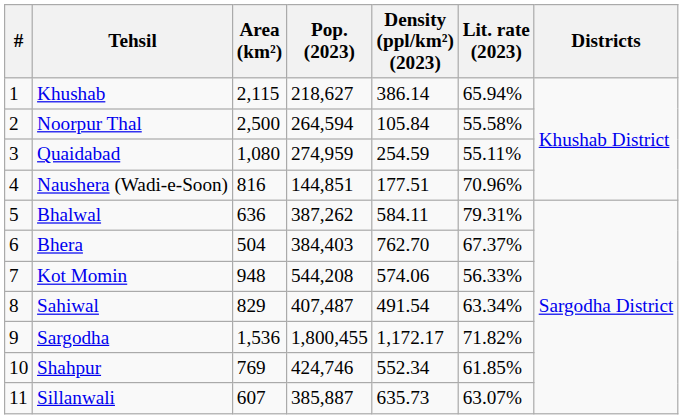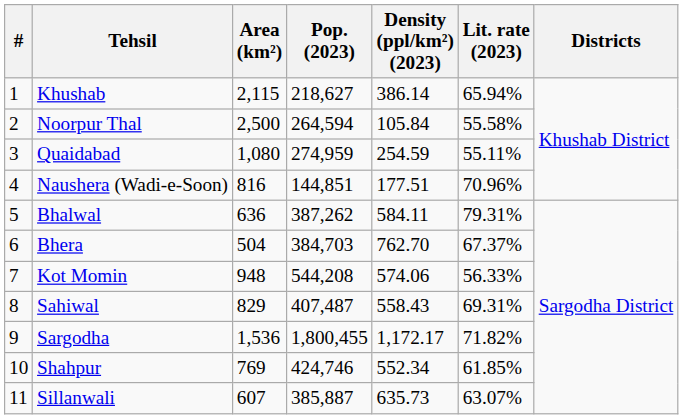(322, 245) 384,403 -> (322, 245) 384,703
(403, 306) 491.54 -> (403, 306) 558.43
(492, 306) 63.34% -> (492, 306) 69.31%
